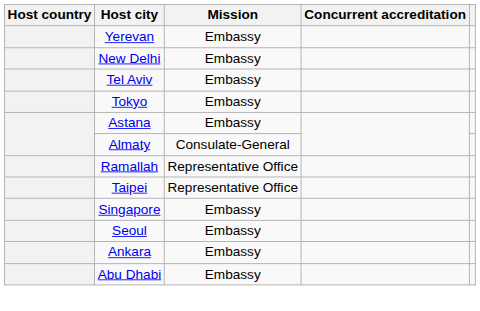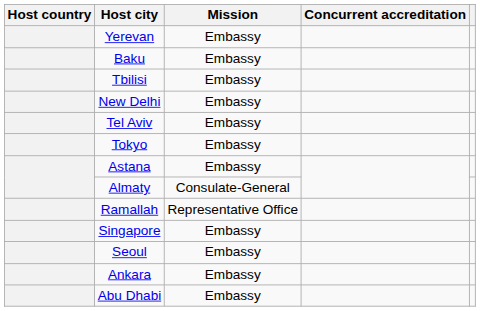+ row: (129, 58)
+ row: (129, 79)
- row: (129, 187)
